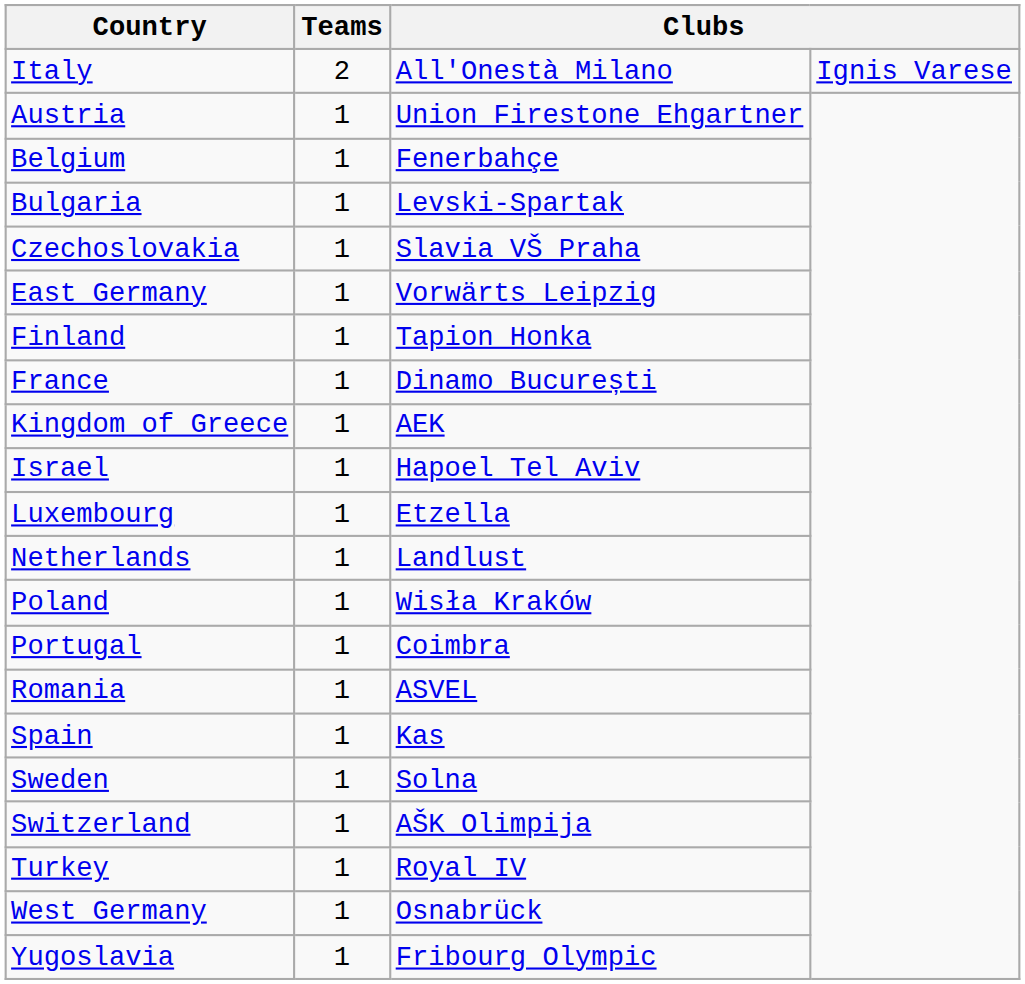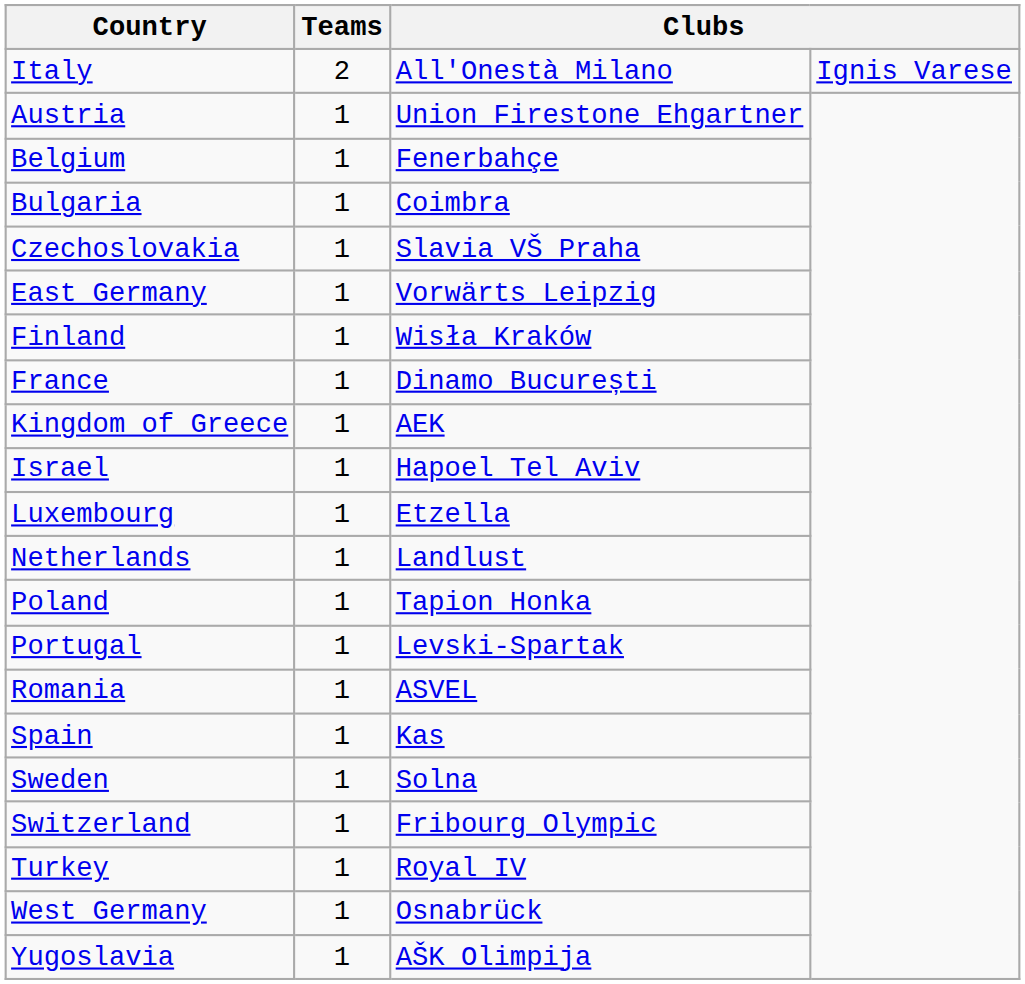(510, 204) Levski-Spartak -> (453, 204) Coimbra
(494, 337) Tapion Honka -> (494, 337) Wisła Kraków
(494, 603) Wisła Kraków -> (494, 603) Tapion Honka
(453, 647) Coimbra -> (510, 647) Levski-Spartak
(494, 824) AŠK Olimpija -> (526, 824) Fribourg Olympic
(526, 957) Fribourg Olympic -> (494, 957) AŠK Olimpija
